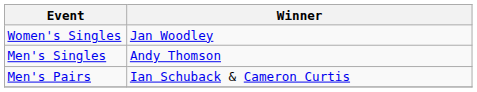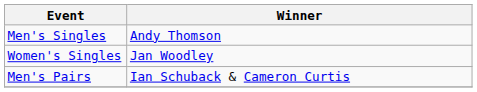rows swapped: (57, 56) <-> (64, 35)
